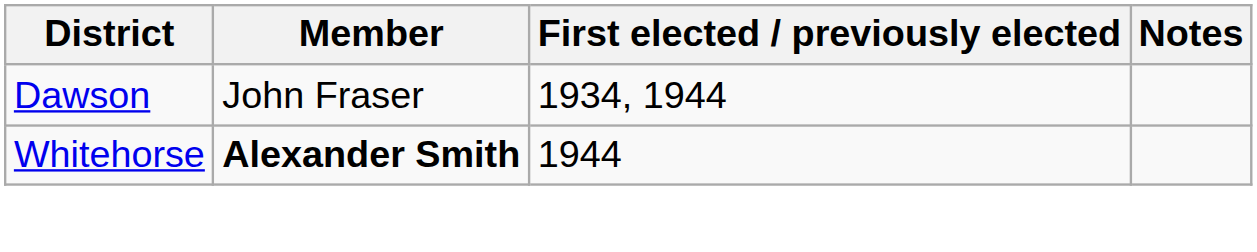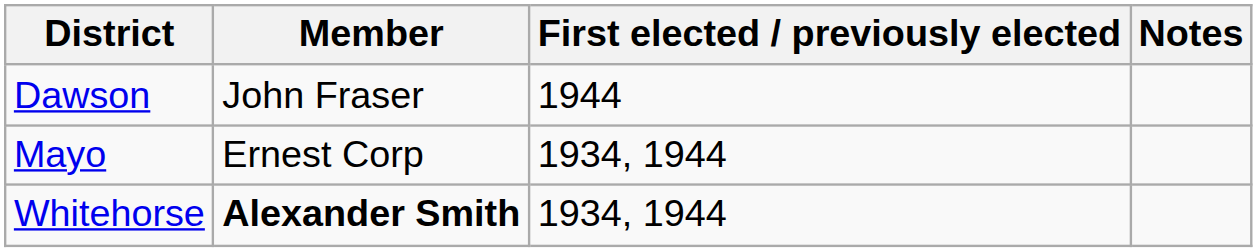(632, 94) 1934, 1944 -> (580, 94) 1944
+ row: (60, 154)
(580, 154) 1944 -> (632, 214) 1934, 1944
